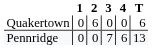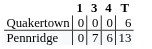- column: (94, 8)
